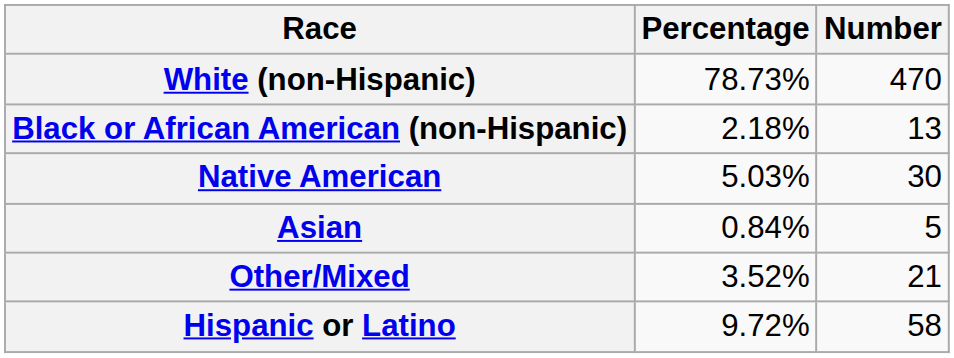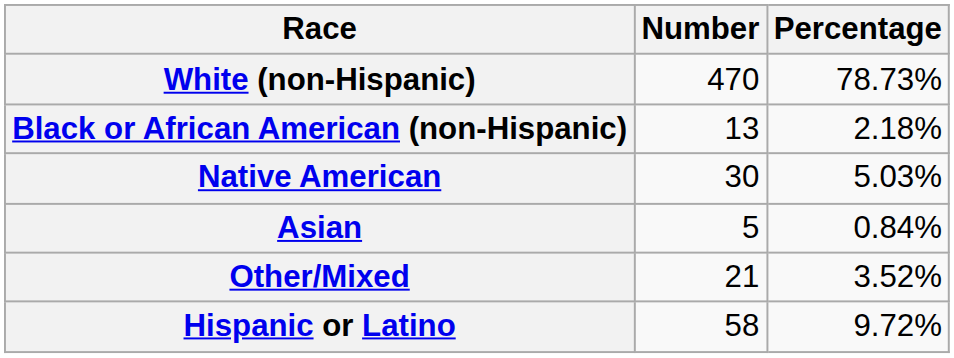columns swapped: (883, 29) <-> (726, 29)
